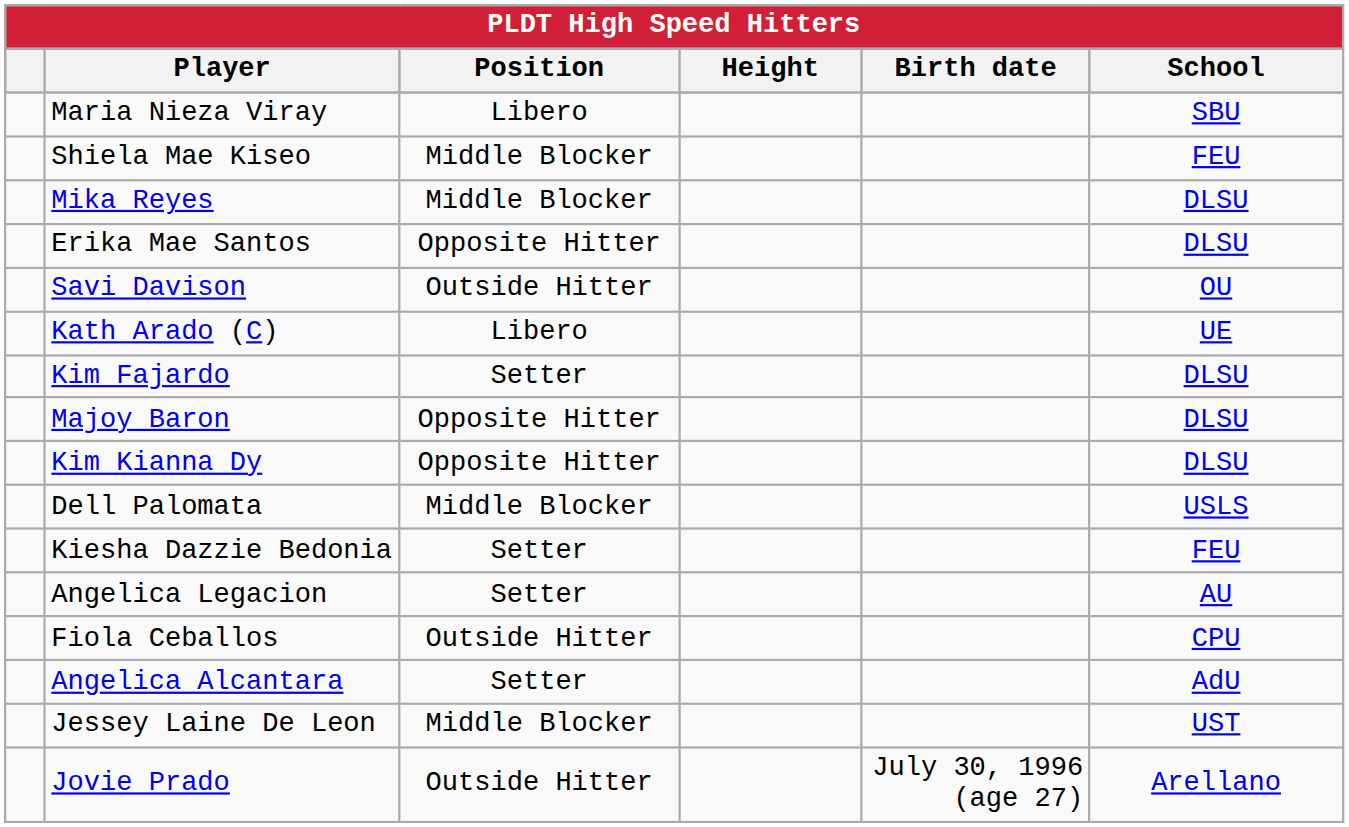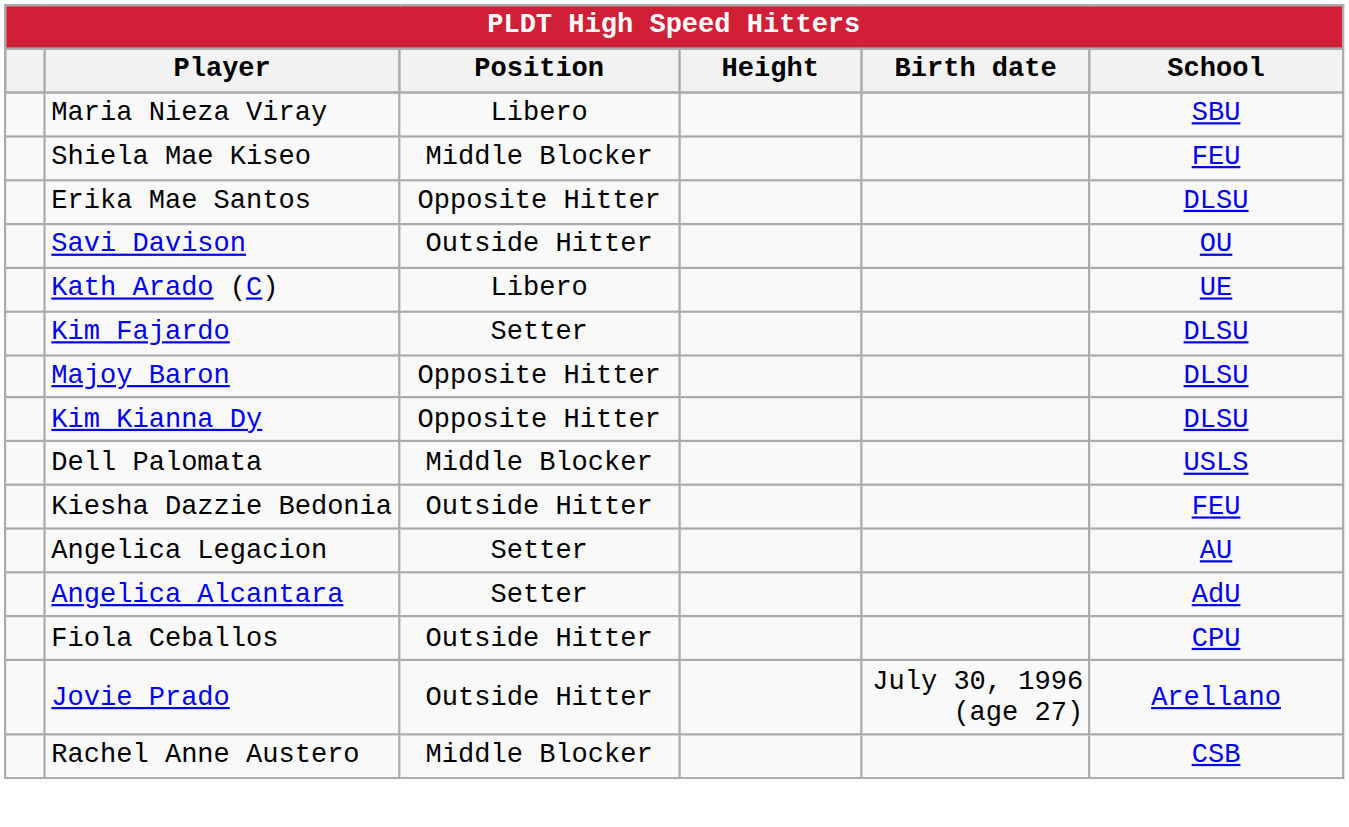- row: (132, 202)
(539, 551) Setter -> (539, 508) Outside Hitter
rows swapped: (197, 682) <-> (165, 639)
- row: (214, 726)
+ row: (205, 757)
